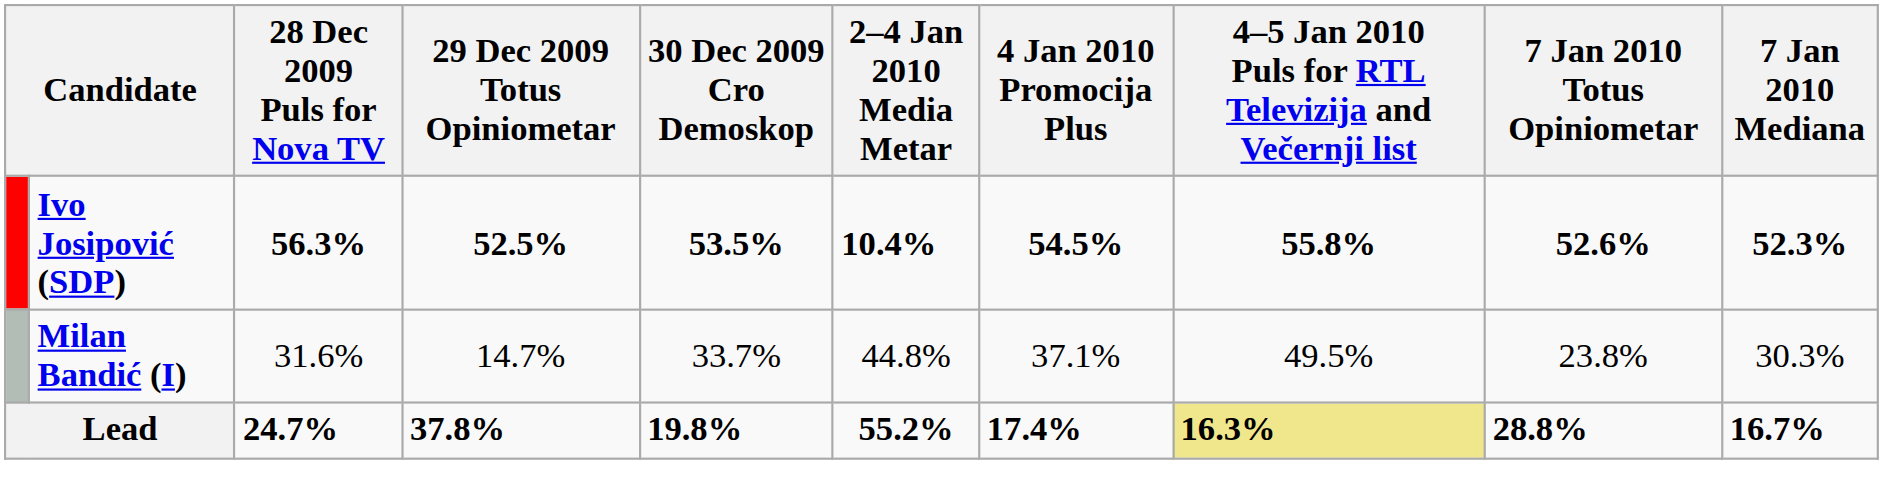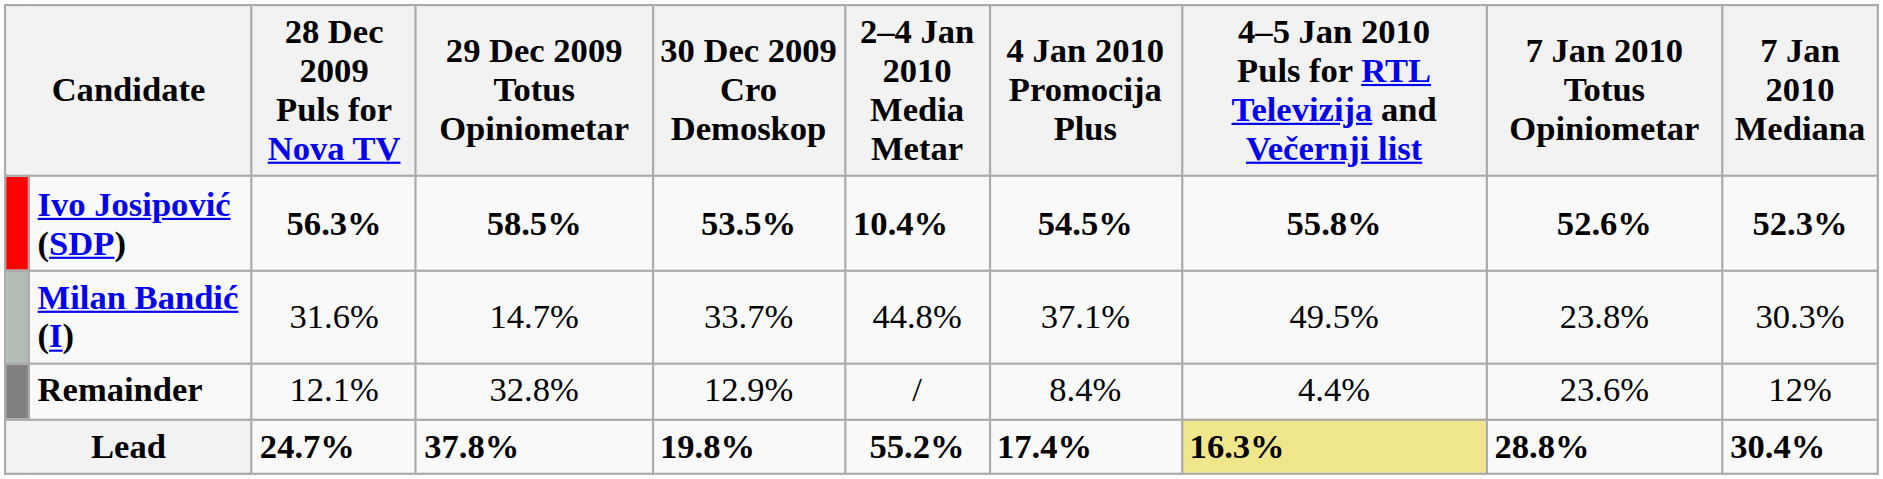(521, 242) 52.5% -> (534, 222) 58.5%
+ row: (120, 390)
(1777, 429) 16.7% -> (1778, 445) 30.4%
